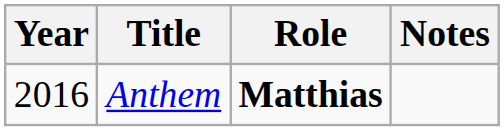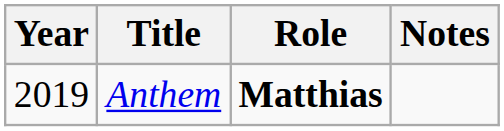(51, 93) 2016 -> (51, 93) 2019
